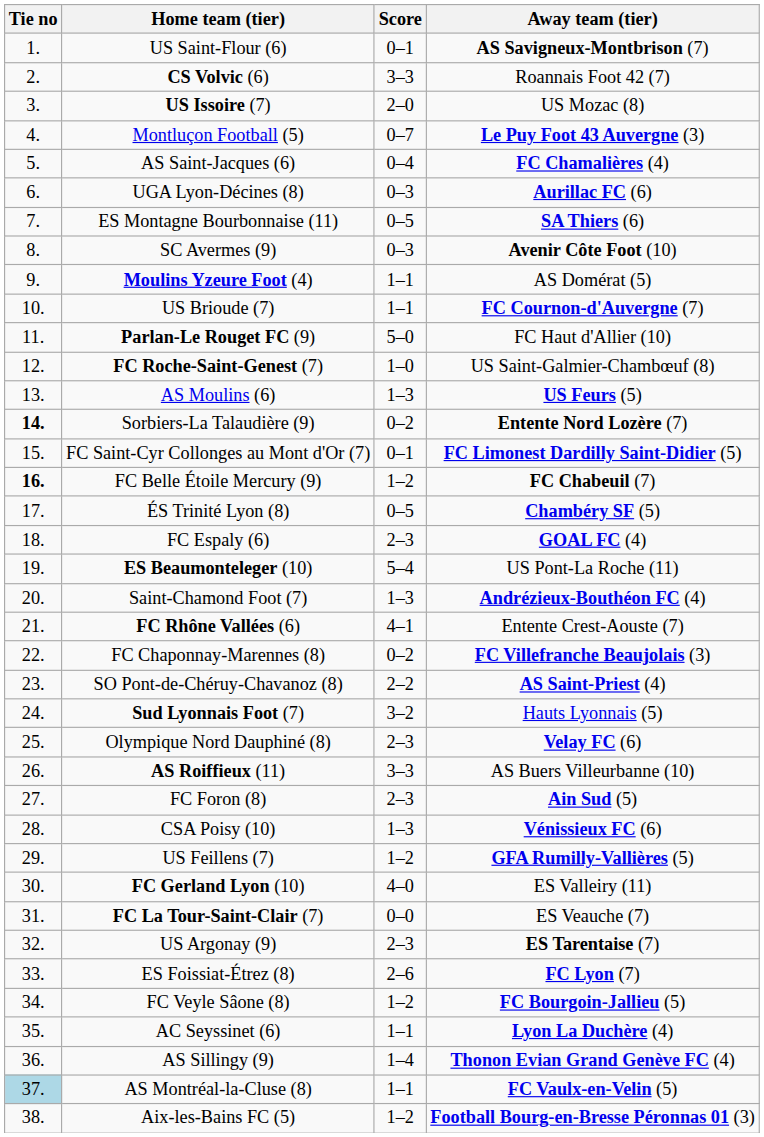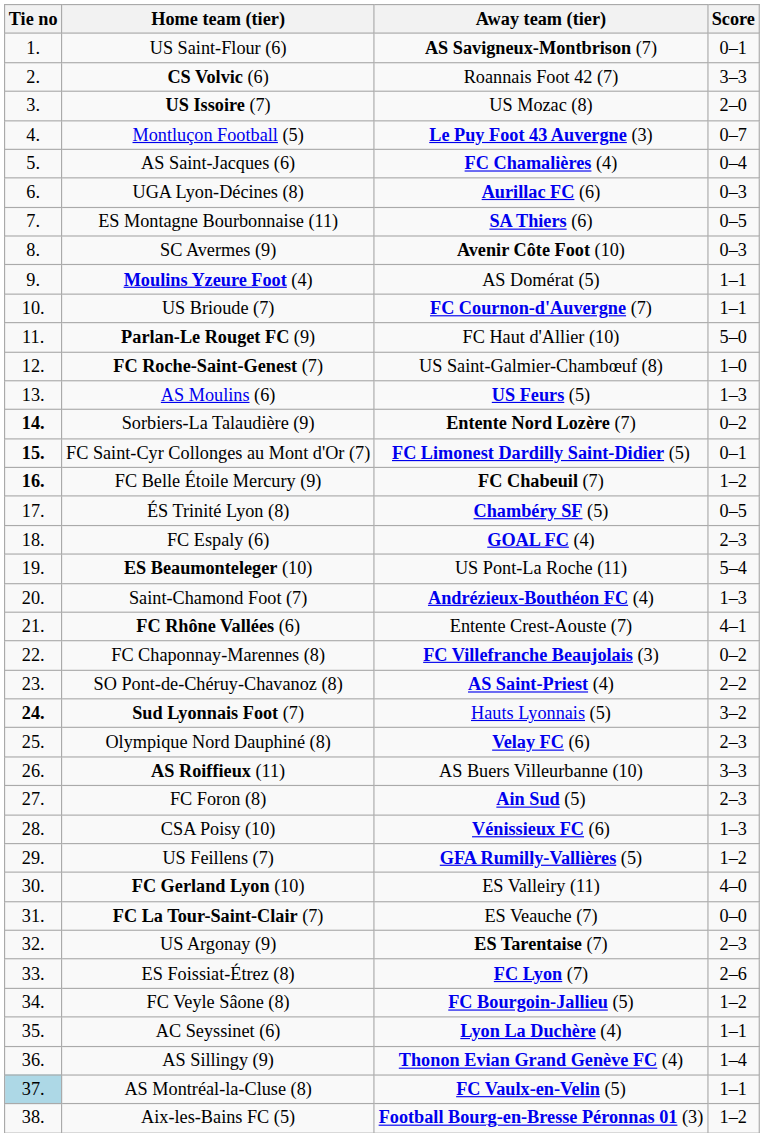columns swapped: (400, 18) <-> (593, 18)
(33, 452) normal -> (33, 452) bold
(33, 713) normal -> (33, 713) bold
